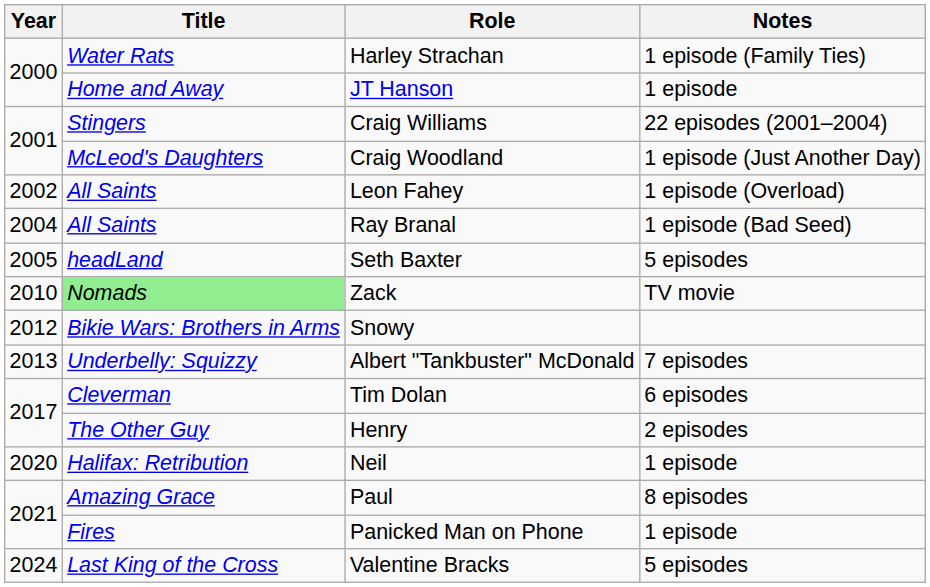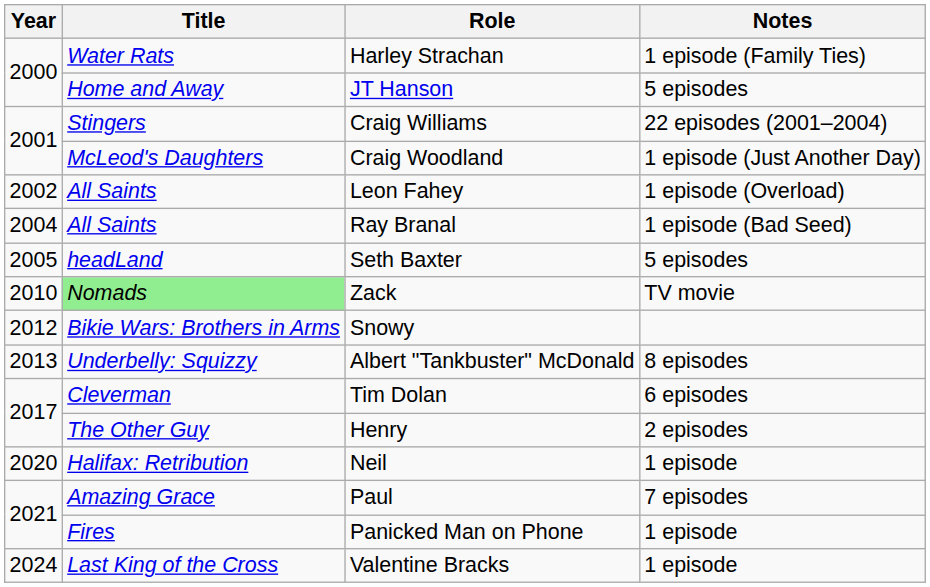(691, 89) 1 episode -> (696, 89) 5 episodes
(696, 361) 7 episodes -> (696, 361) 8 episodes
(696, 497) 8 episodes -> (696, 497) 7 episodes
(696, 565) 5 episodes -> (691, 565) 1 episode
